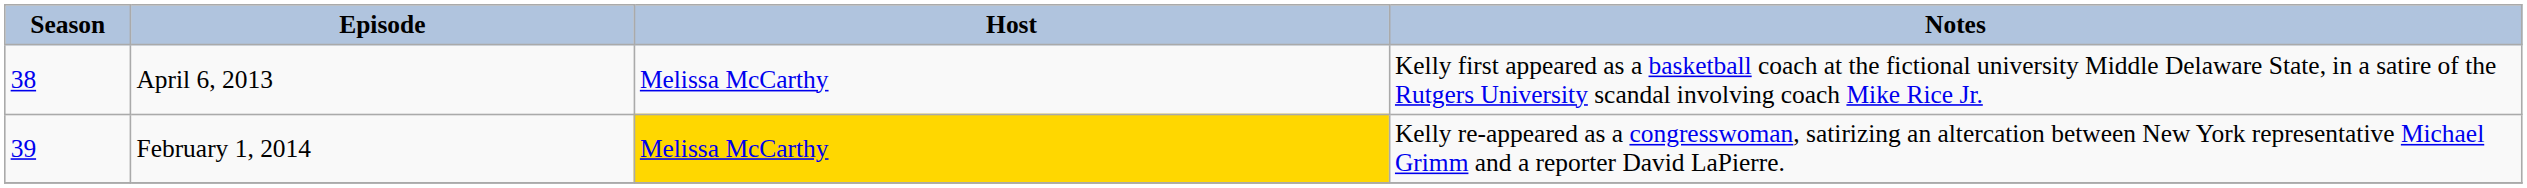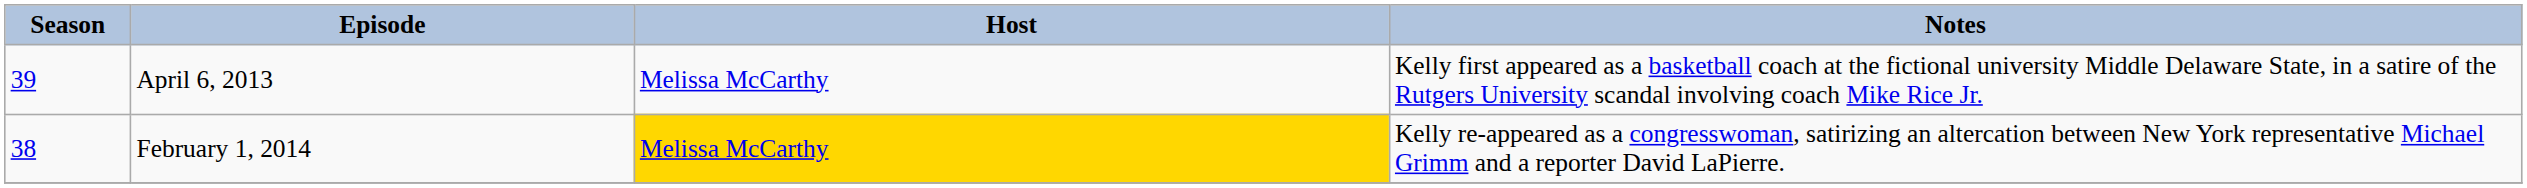(23, 79) 38 -> (23, 79) 39
(23, 148) 39 -> (23, 148) 38
